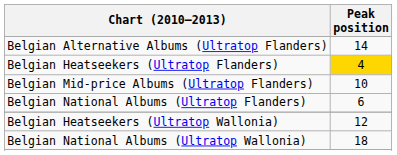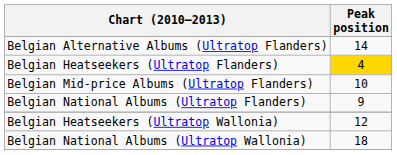(361, 103) 6 -> (361, 103) 9
